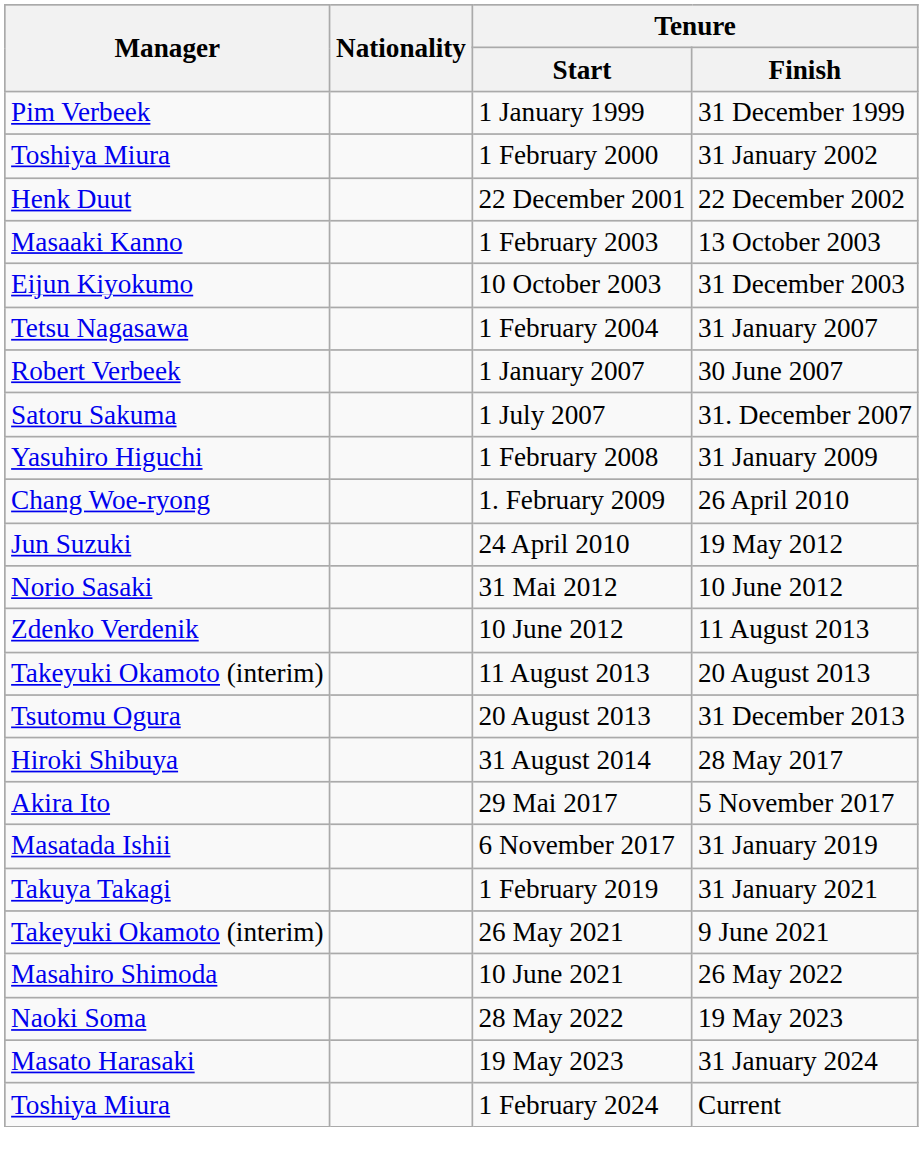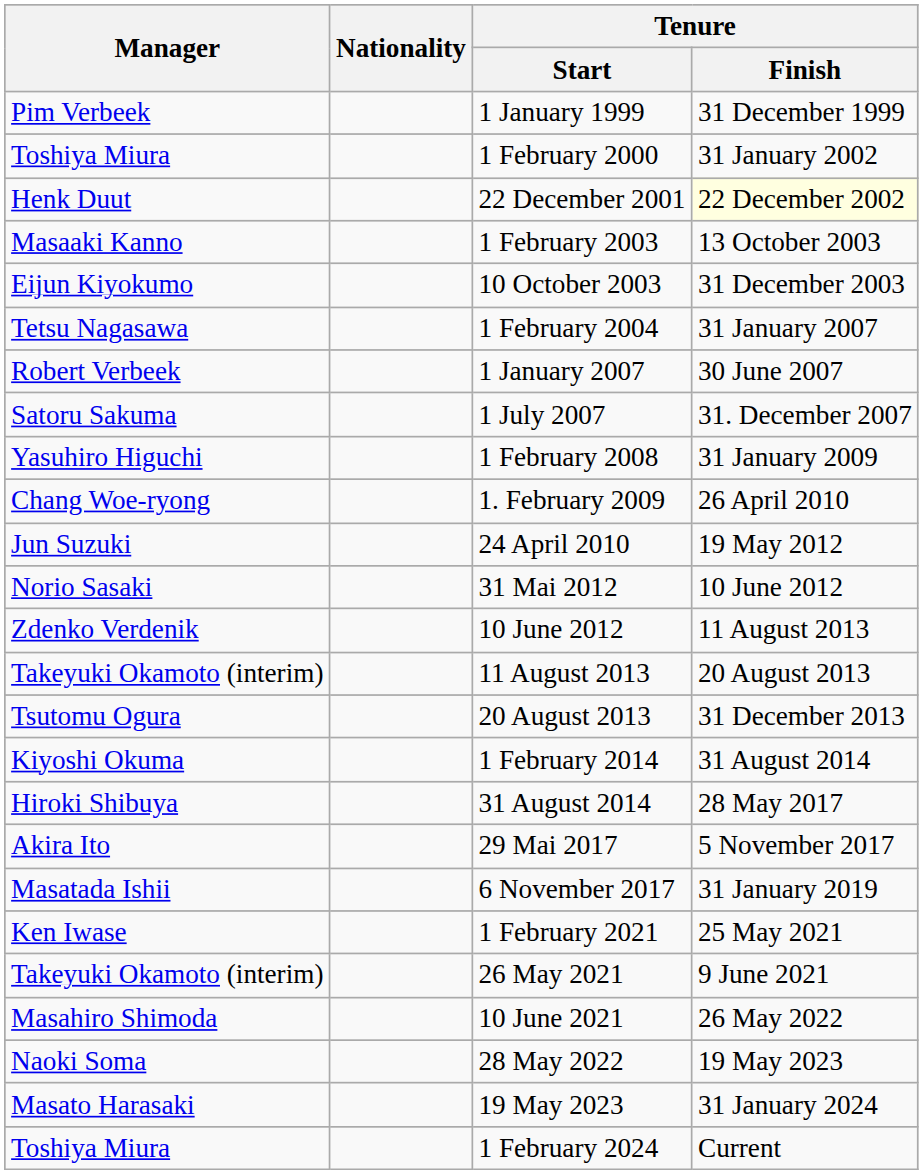(801, 198) no background -> (801, 198) lightyellow background
+ row: (568, 759)
- row: (568, 888)
+ row: (568, 931)
